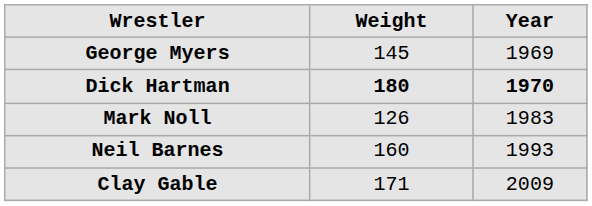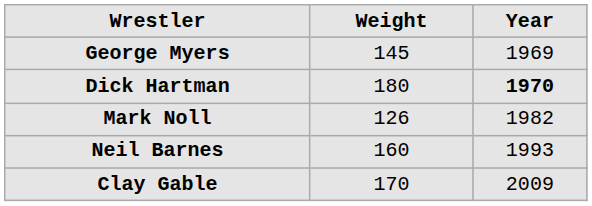(391, 86) bold -> (391, 86) normal
(530, 119) 1983 -> (530, 119) 1982
(391, 184) 171 -> (391, 184) 170
